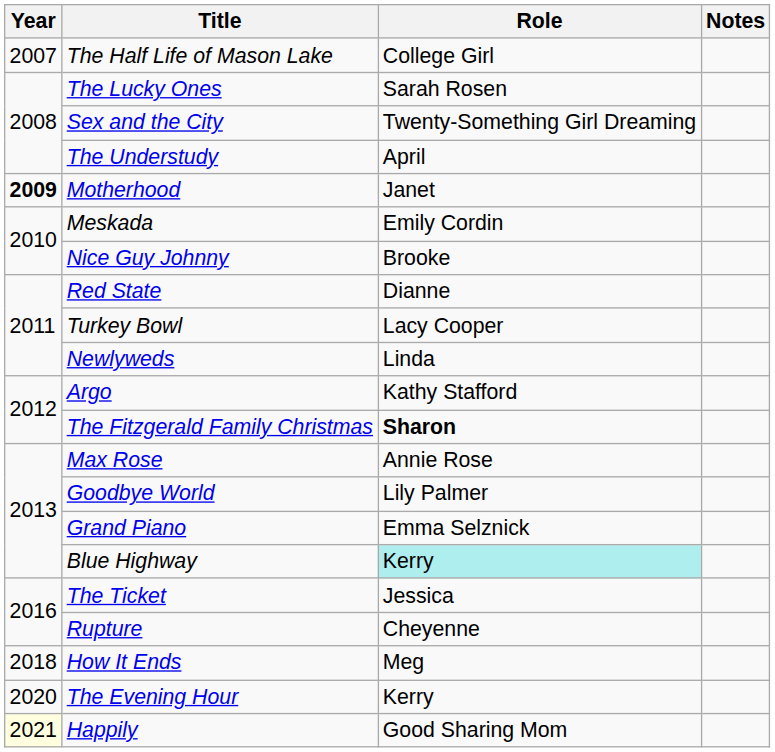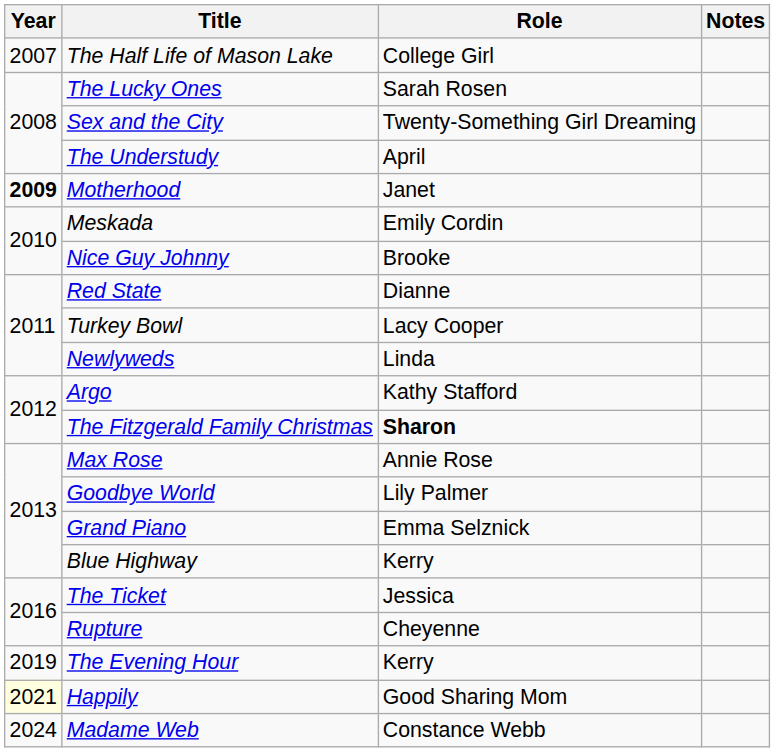(408, 561) paleturquoise background -> (408, 561) no background
- row: (124, 662)
(33, 696) 2020 -> (33, 662) 2019
+ row: (133, 730)
